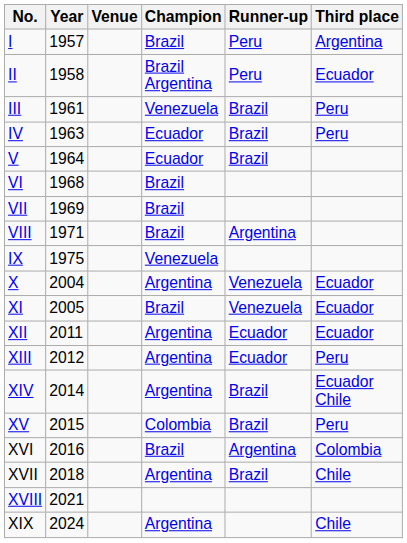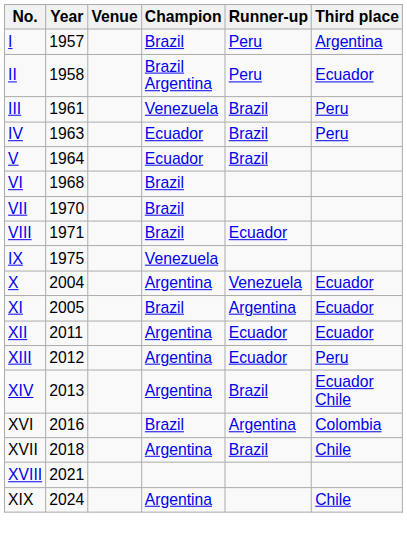(67, 208) 1969 -> (67, 208) 1970
(262, 233) Argentina -> (258, 233) Ecuador
(265, 308) Venezuela -> (262, 308) Argentina
(67, 391) 2014 -> (67, 391) 2013
- row: (19, 425)
